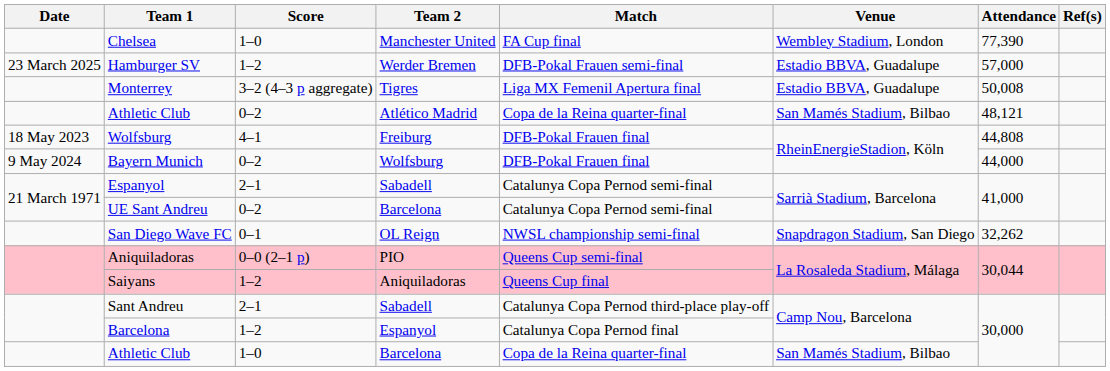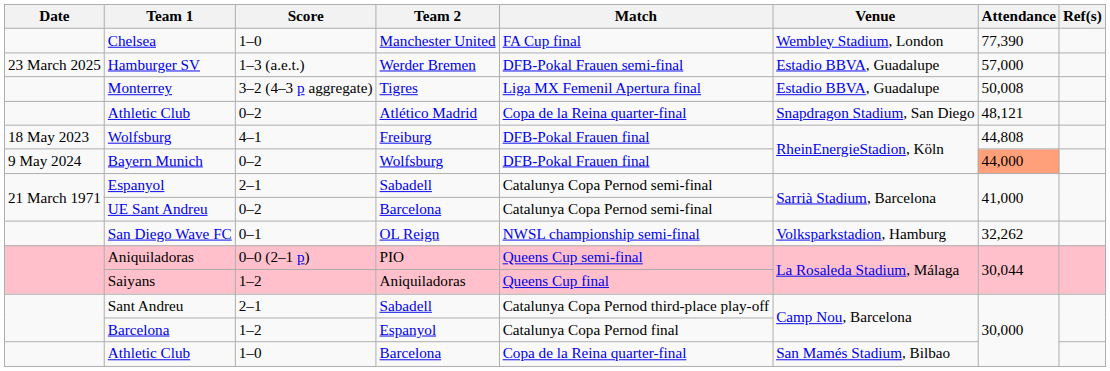(250, 64) 1–2 -> (272, 64) 1–3 (a.e.t.)
(863, 112) San Mamés Stadium, Bilbao -> (875, 112) Snapdragon Stadium, San Diego
(1002, 161) no background -> (1002, 161) lightsalmon background
(875, 233) Snapdragon Stadium, San Diego -> (861, 233) Volksparkstadion, Hamburg
